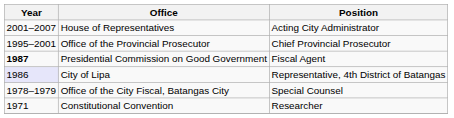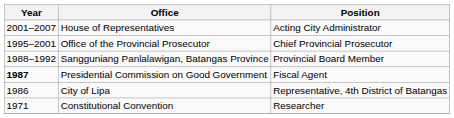+ row: (165, 59)
(18, 75) lavender background -> (18, 91) no background
- row: (145, 91)
